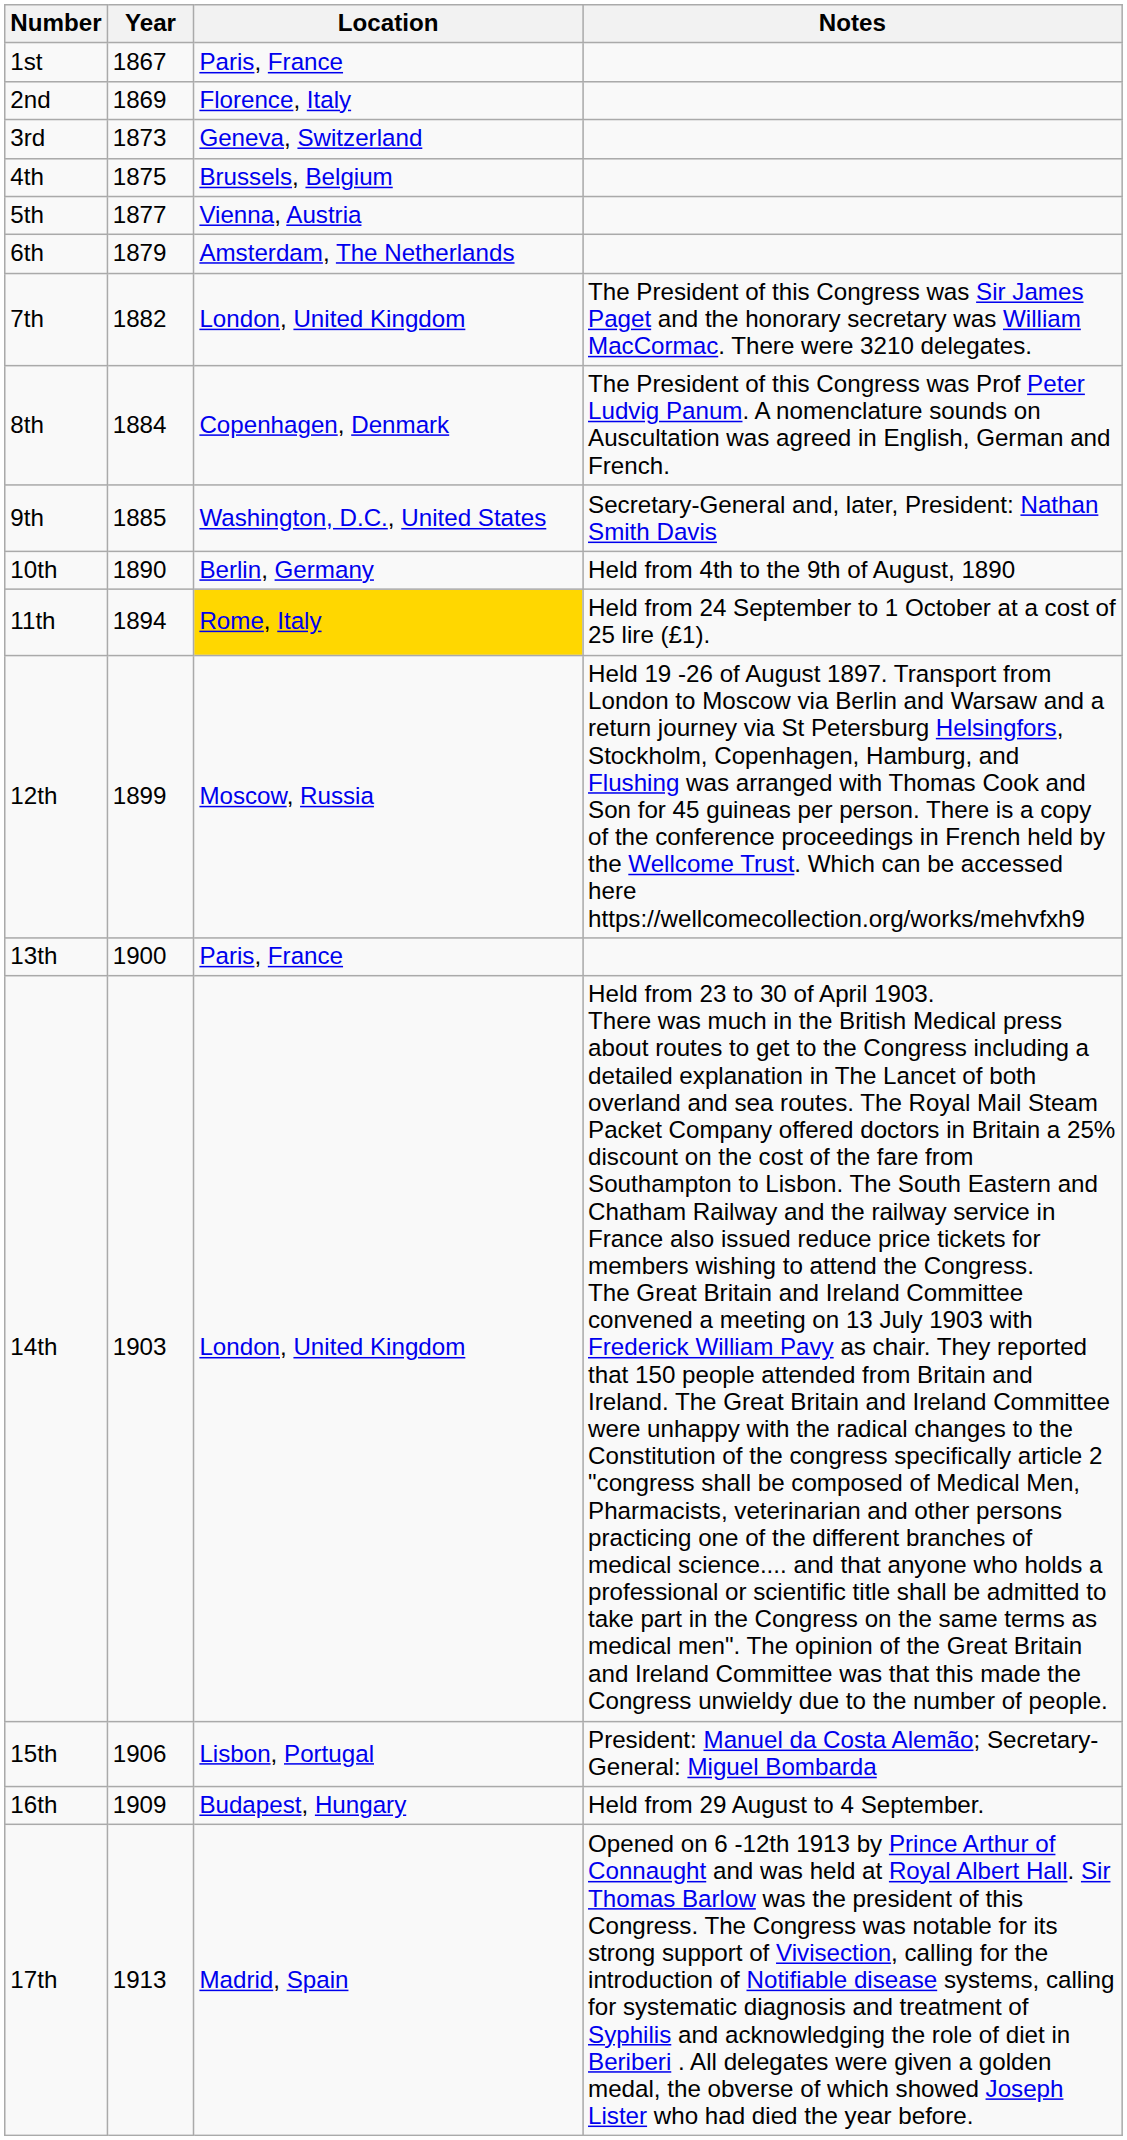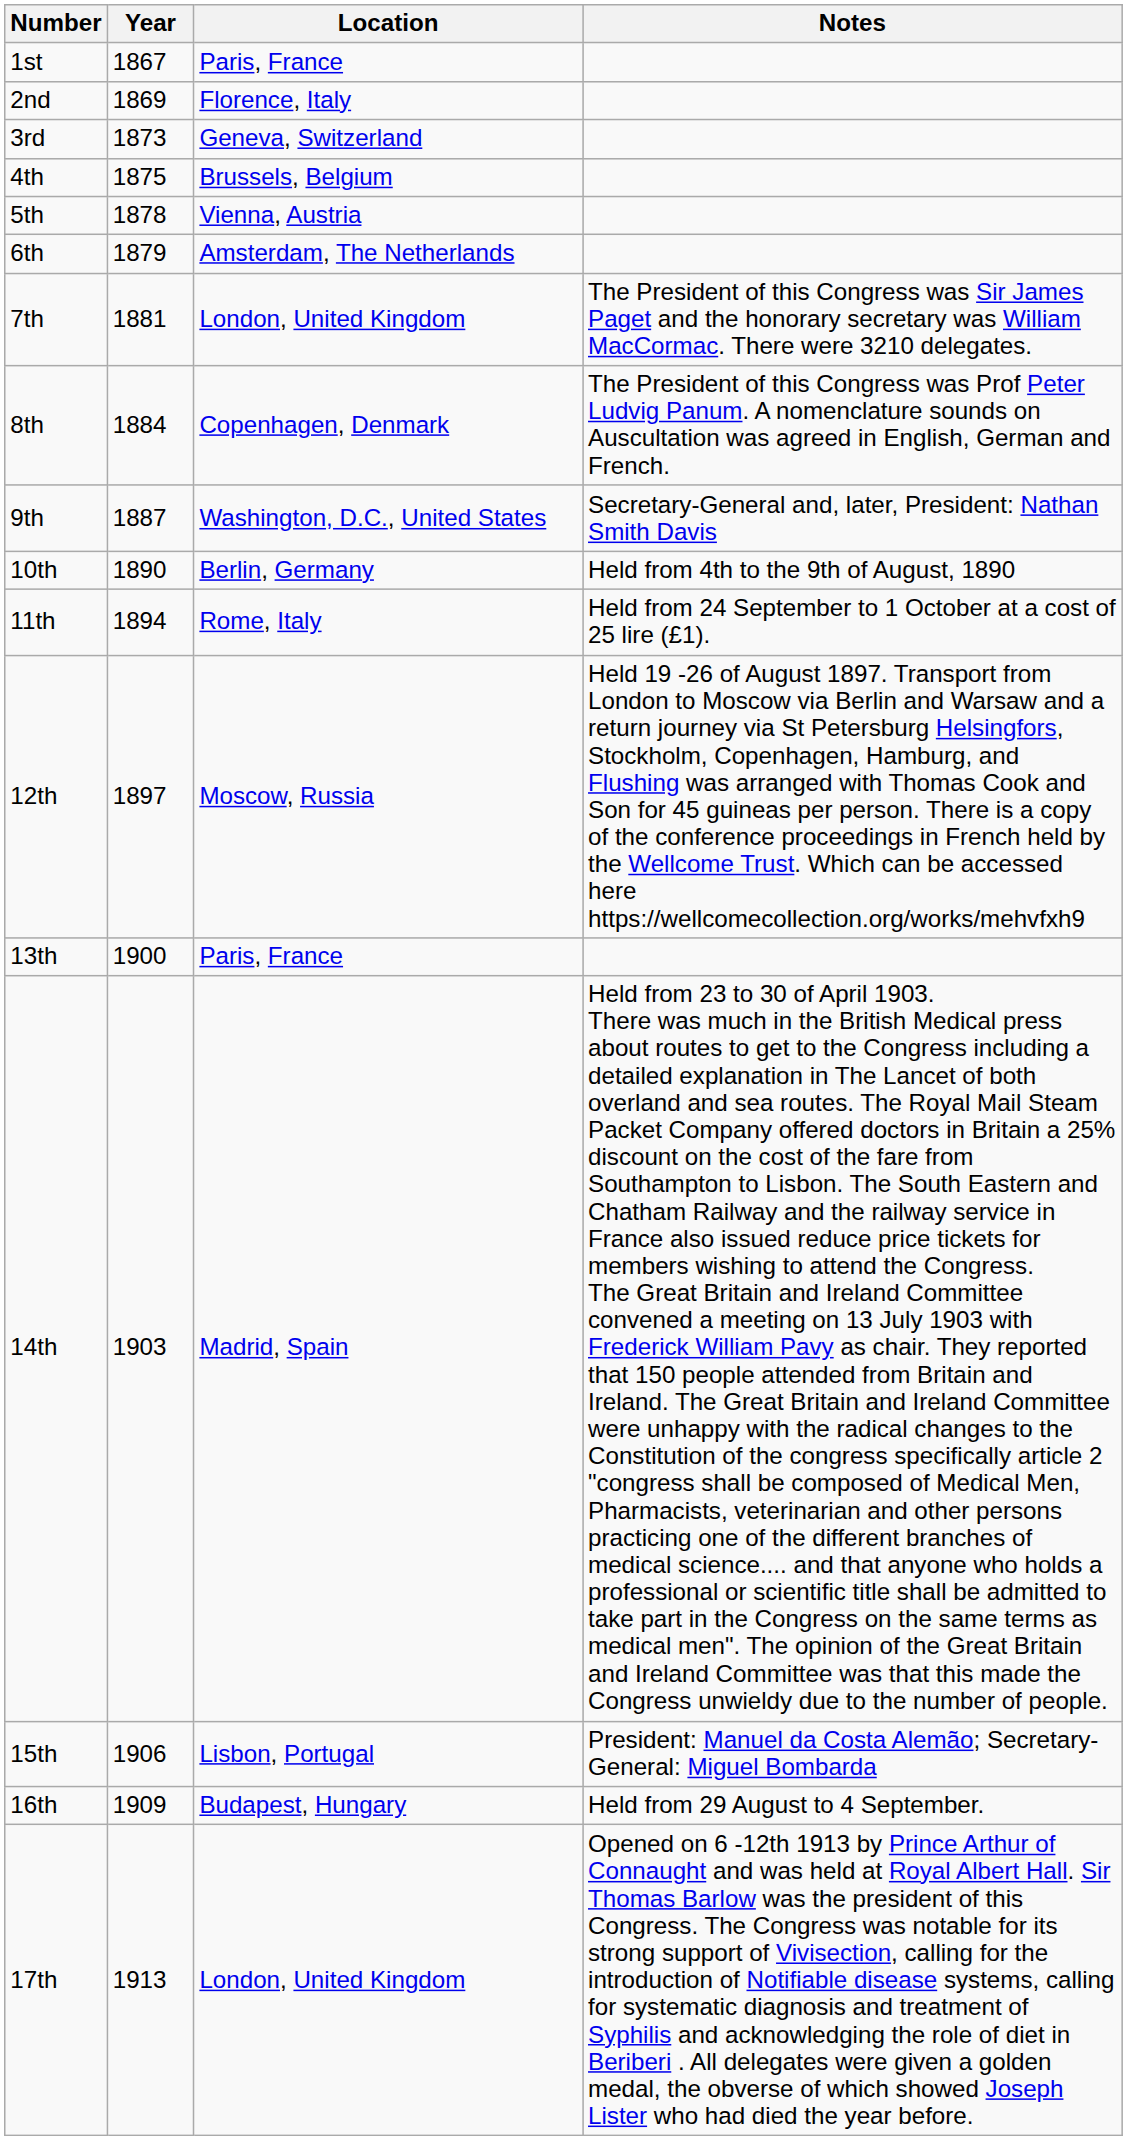(140, 215) 1877 -> (140, 215) 1878
(140, 319) 1882 -> (140, 319) 1881
(140, 517) 1885 -> (140, 517) 1887
(260, 621) gold background -> (260, 621) no background
(140, 796) 1899 -> (140, 796) 1897
(332, 1348) London, United Kingdom -> (274, 1348) Madrid, Spain
(274, 1979) Madrid, Spain -> (332, 1979) London, United Kingdom
